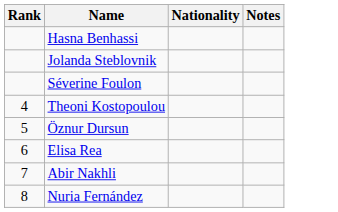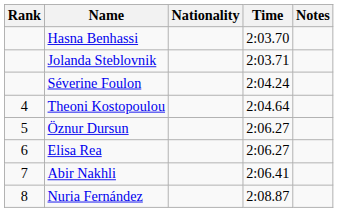+ column: (268, 15)
